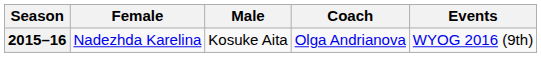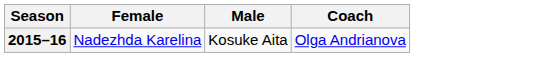- column: (473, 16)
